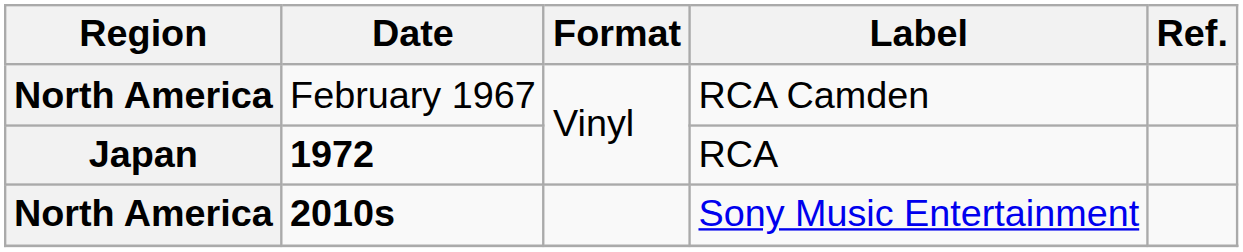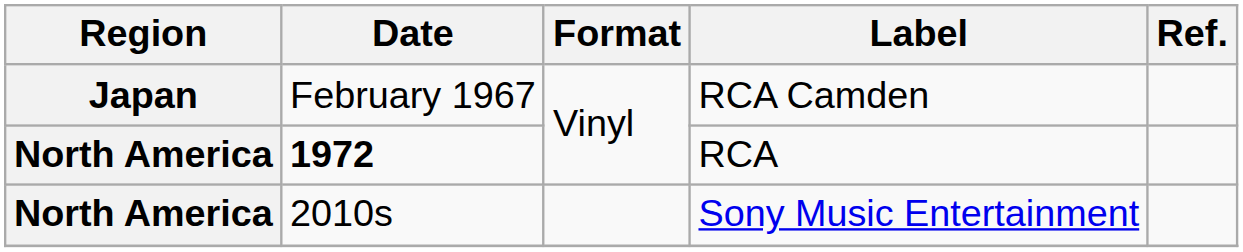(143, 94) North America -> (143, 94) Japan
(143, 154) Japan -> (143, 154) North America
(343, 214) bold -> (342, 214) normal
